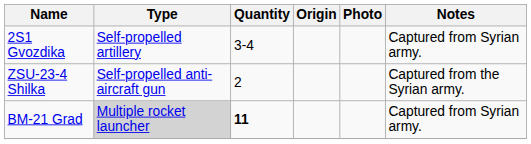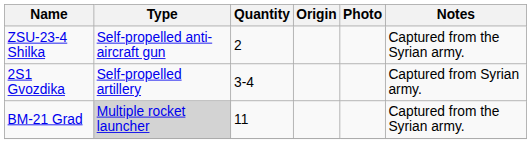rows swapped: (36, 44) <-> (37, 82)
(241, 119) bold -> (241, 119) normal
(454, 119) Captured from Syrian army. -> (444, 119) Captured from the Syrian army.
